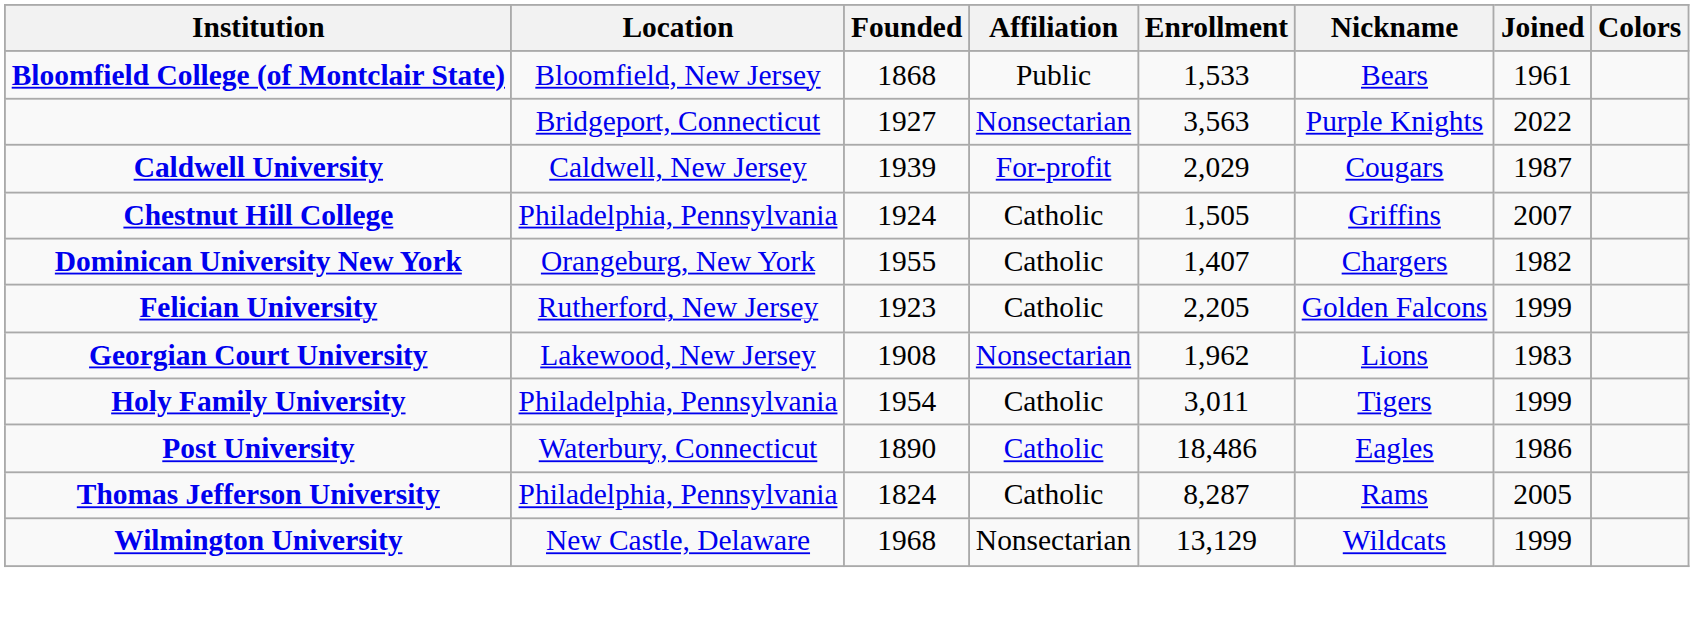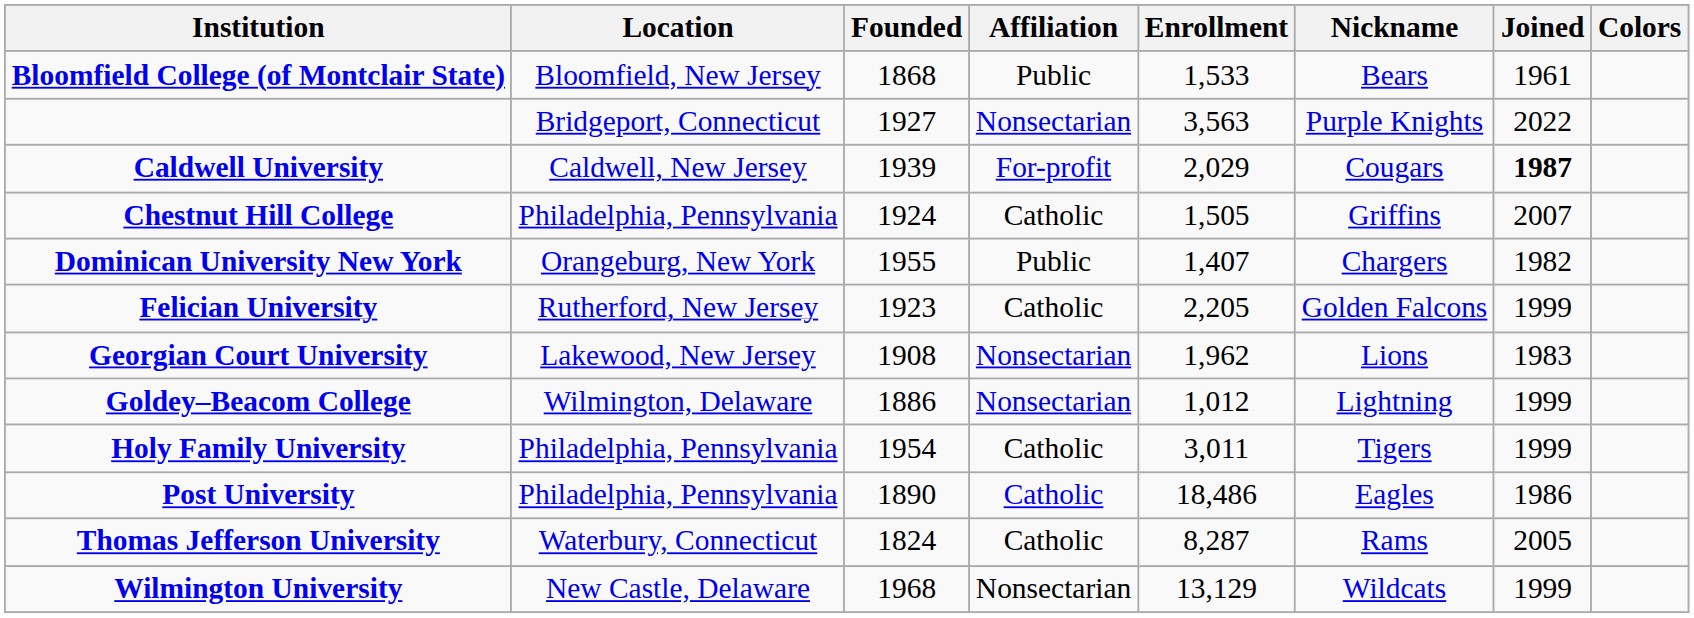(1543, 167) normal -> (1543, 167) bold
(1054, 261) Catholic -> (1054, 261) Public
+ row: (258, 401)
(678, 448) Waterbury, Connecticut -> (678, 494) Philadelphia, Pennsylvania
(678, 494) Philadelphia, Pennsylvania -> (678, 541) Waterbury, Connecticut
